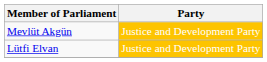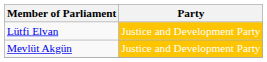rows swapped: (33, 48) <-> (39, 31)
